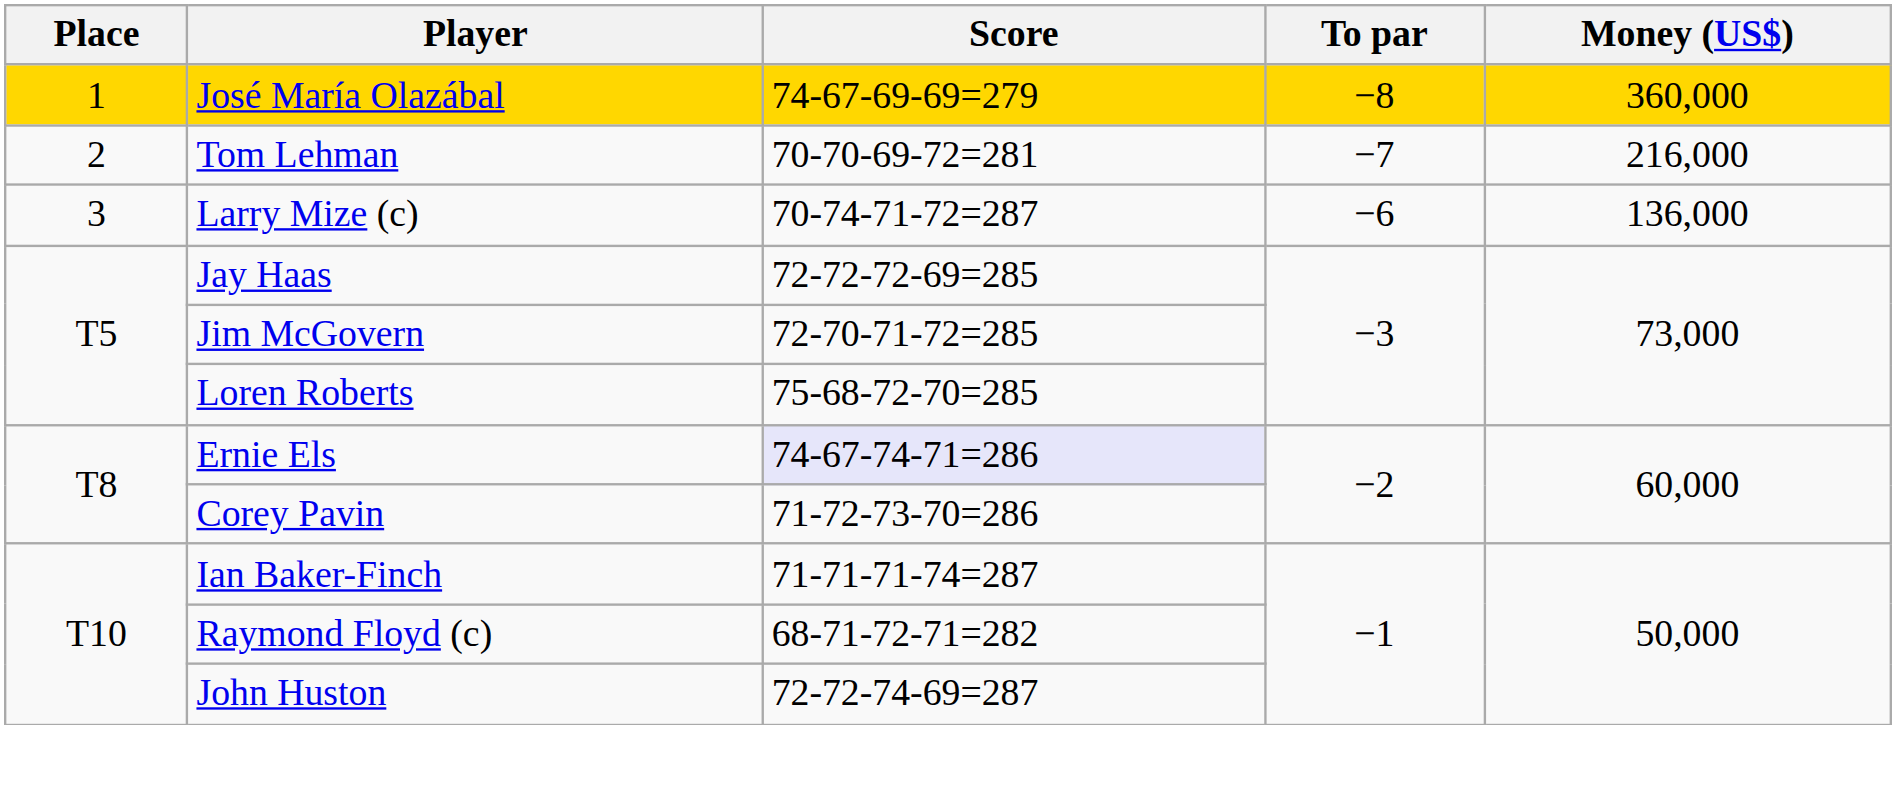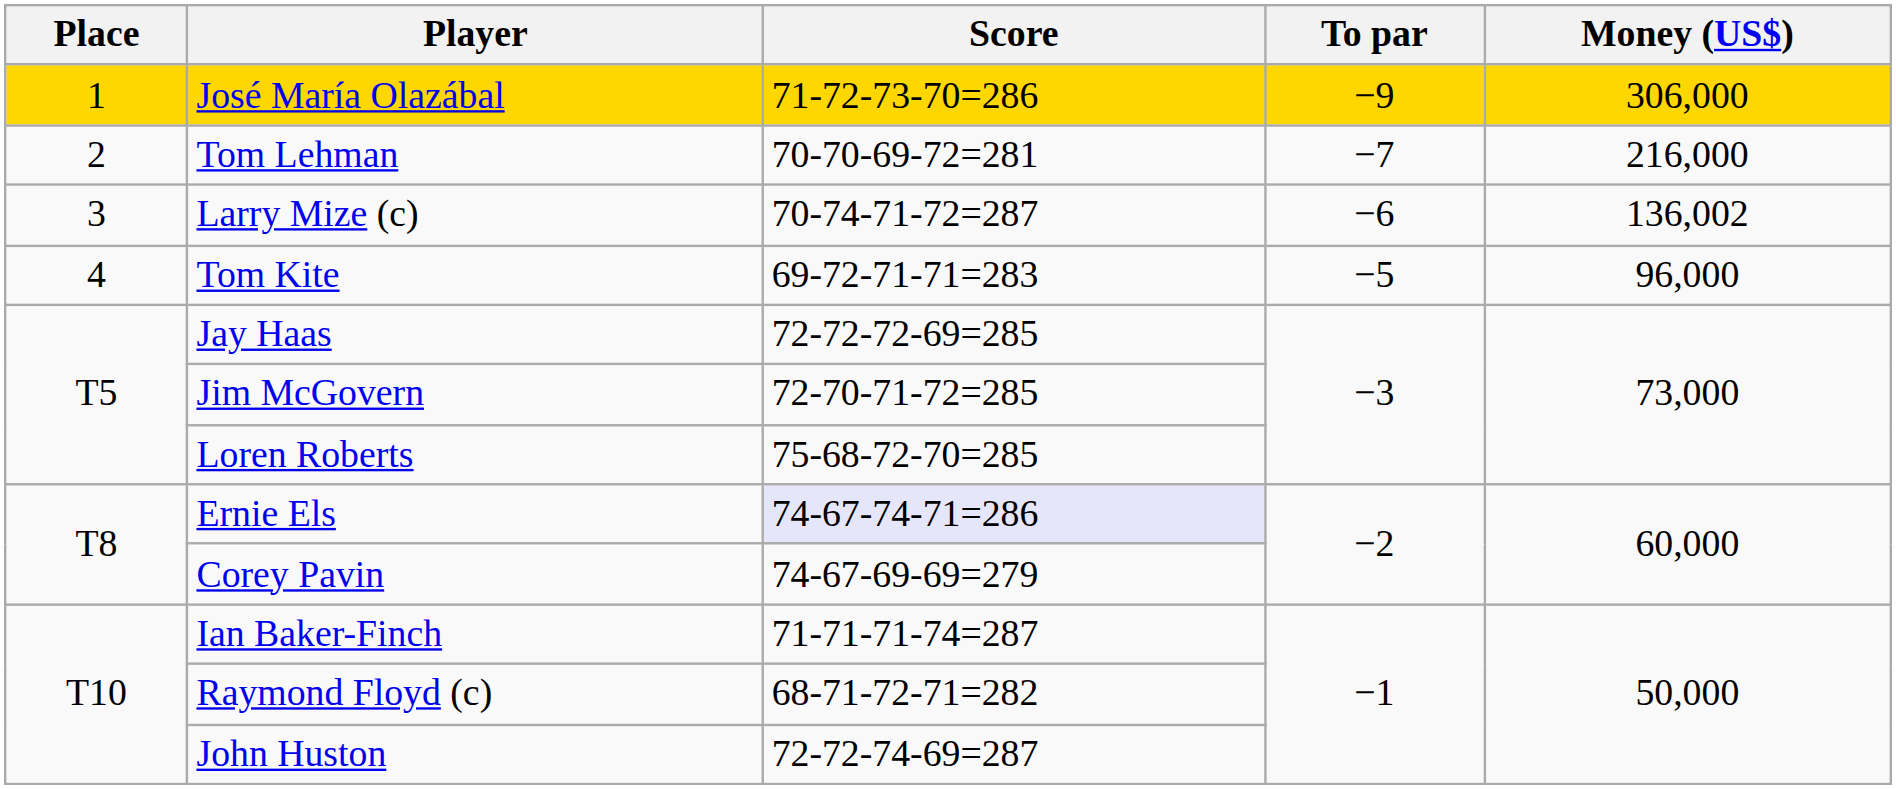(905, 94) 74-67-69-69=279 -> (905, 94) 71-72-73-70=286
(1374, 94) −8 -> (1374, 94) −9
(1687, 94) 360,000 -> (1687, 94) 306,000
(1687, 214) 136,000 -> (1687, 214) 136,002
+ row: (268, 273)
(905, 513) 71-72-73-70=286 -> (905, 573) 74-67-69-69=279
